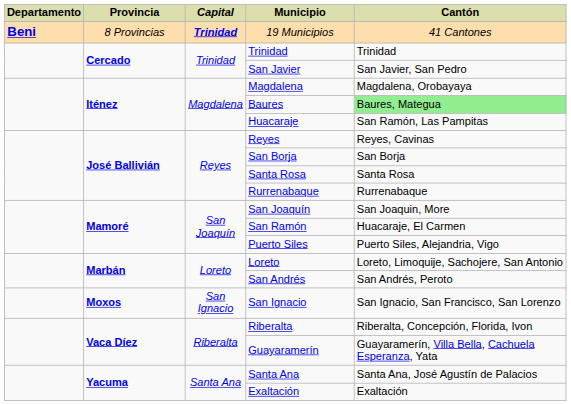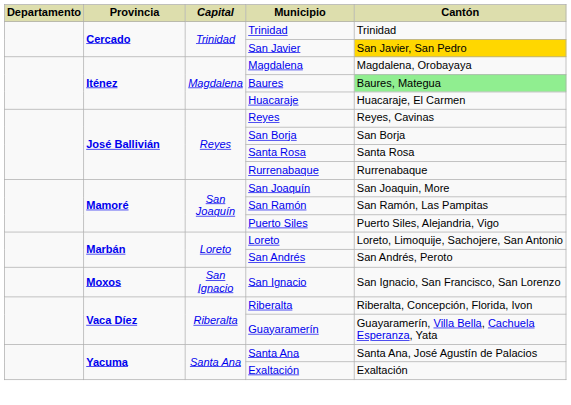- row: (300, 32)
(412, 69) no background -> (412, 48) gold background
(422, 121) San Ramón, Las Pampitas -> (411, 100) Huacaraje, El Carmen
(411, 227) Huacaraje, El Carmen -> (422, 205) San Ramón, Las Pampitas
